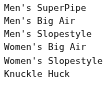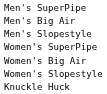+ row: (51, 47)
